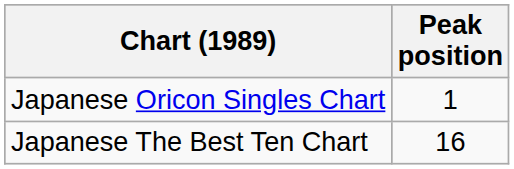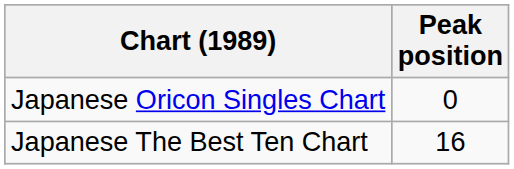(450, 99) 1 -> (450, 99) 0
